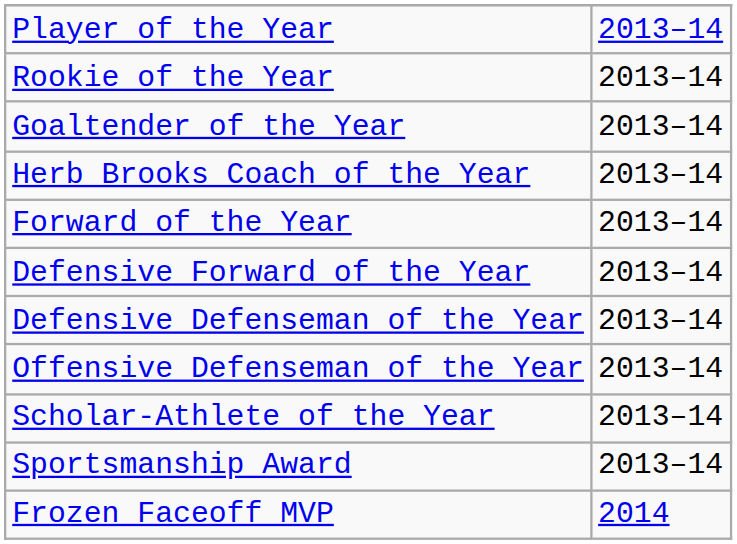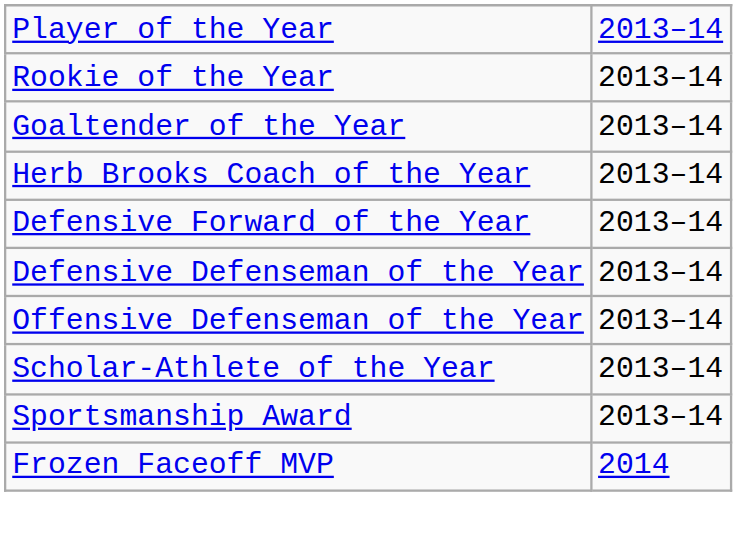- row: (182, 223)
